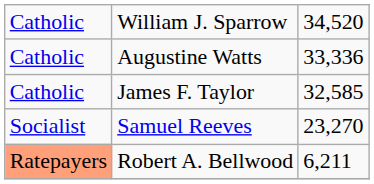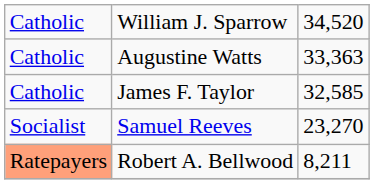(333, 56) 33,336 -> (333, 56) 33,363
(328, 160) 6,211 -> (328, 160) 8,211
